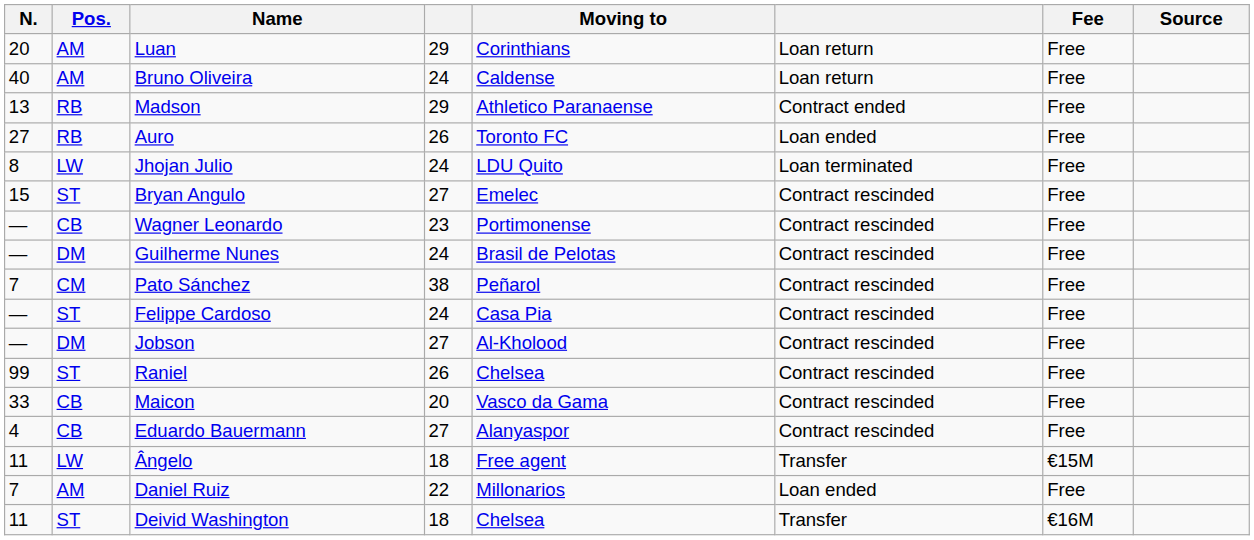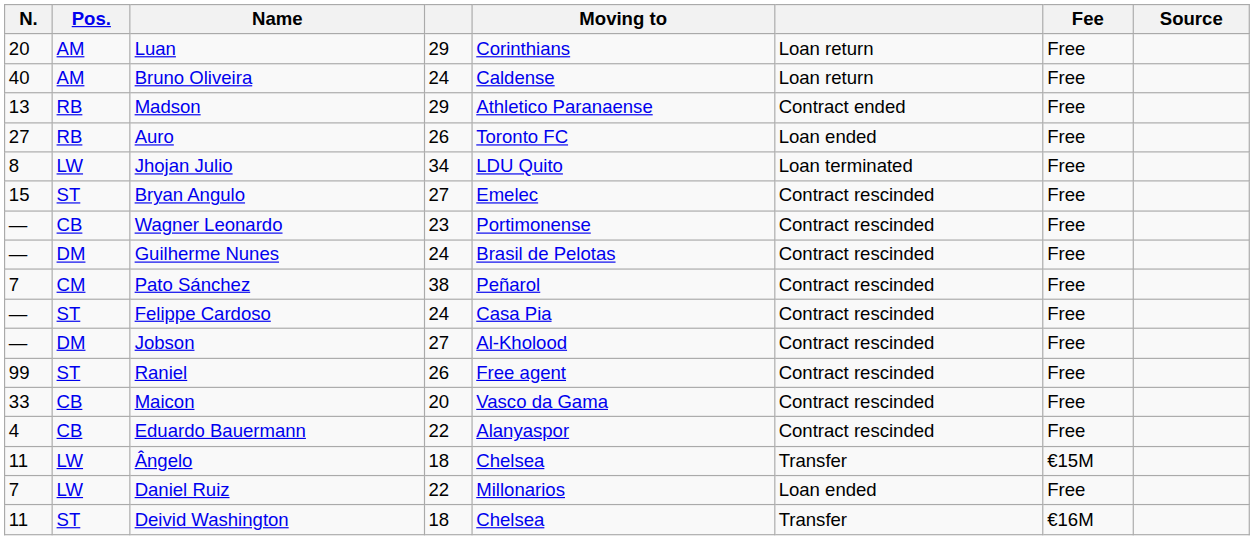(439, 166) 24 -> (439, 166) 34
(510, 372) Chelsea -> (521, 372) Free agent
(439, 431) 27 -> (439, 431) 22
(521, 460) Free agent -> (510, 460) Chelsea
(71, 490) AM -> (70, 490) LW
